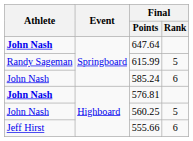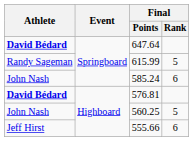(30, 45) John Nash -> (37, 45) David Bédard
(30, 95) John Nash -> (37, 95) David Bédard
